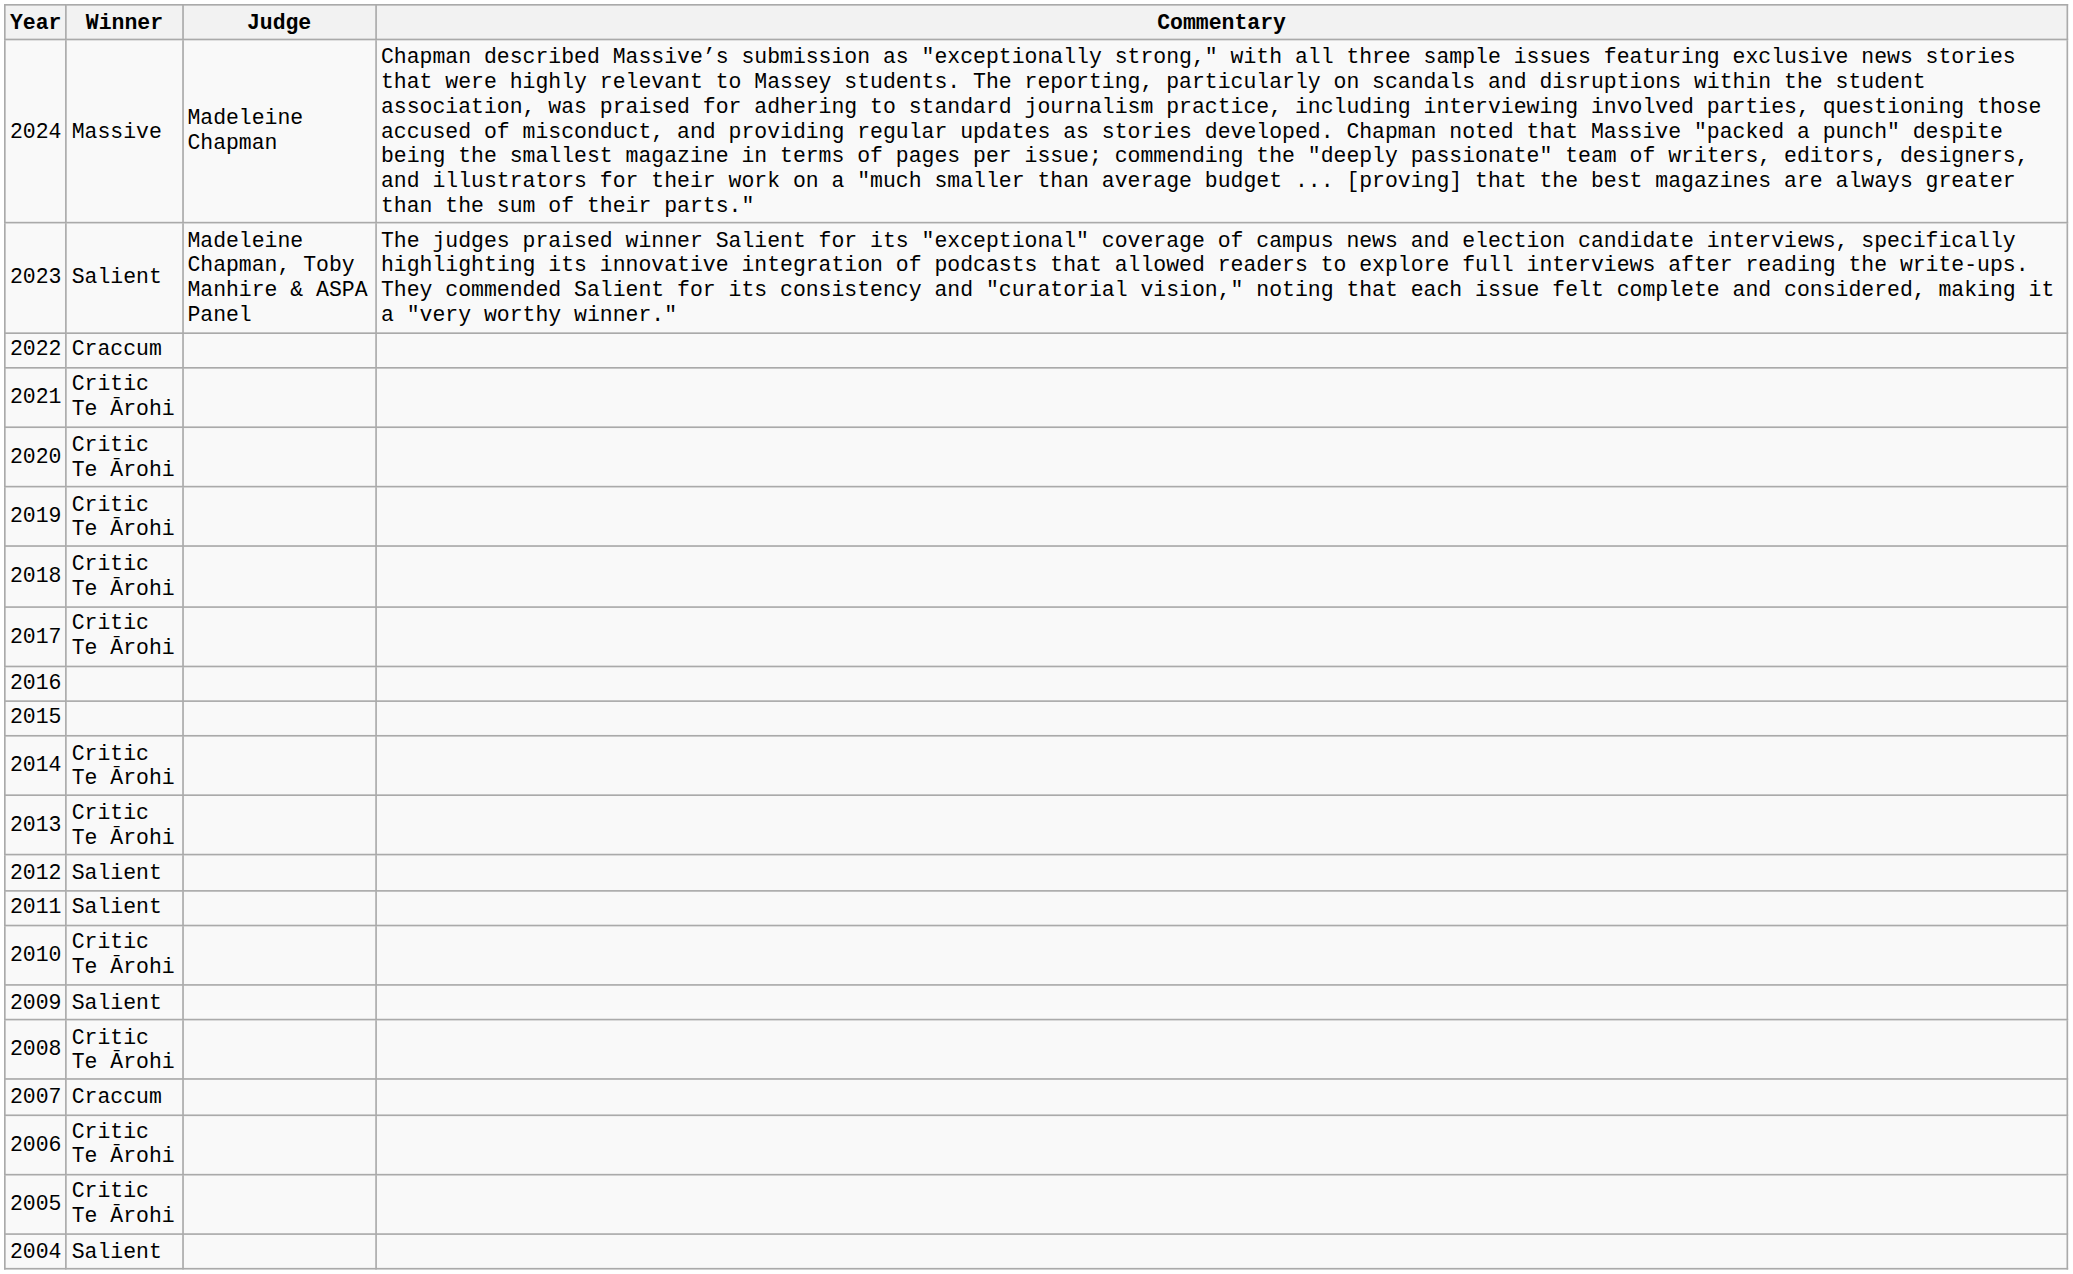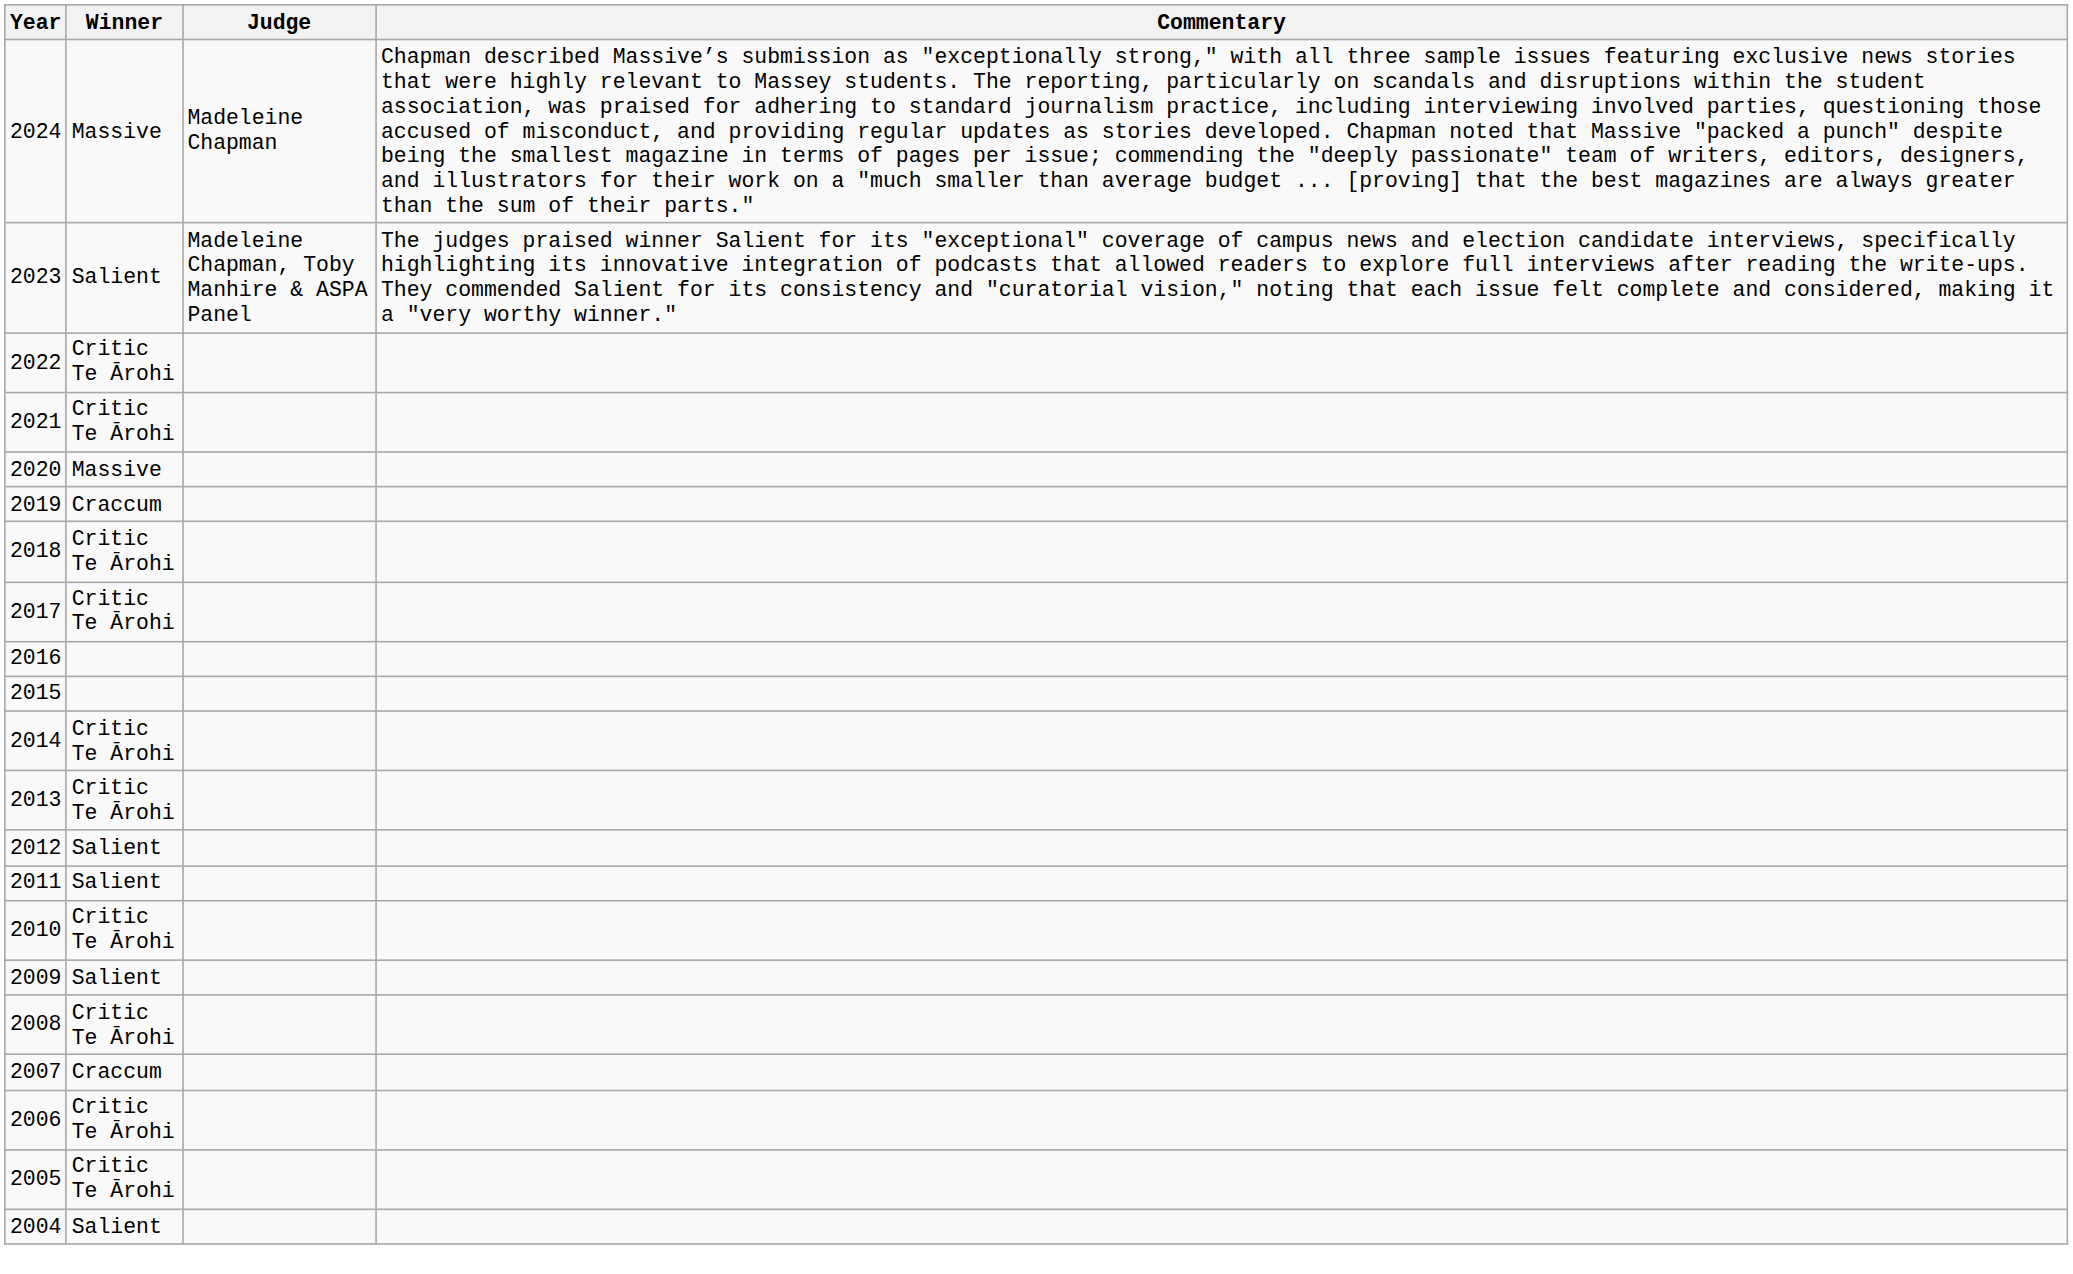(117, 350) Craccum -> (123, 362) Critic Te Ārohi
(123, 457) Critic Te Ārohi -> (117, 469) Massive
(123, 517) Critic Te Ārohi -> (117, 504) Craccum
